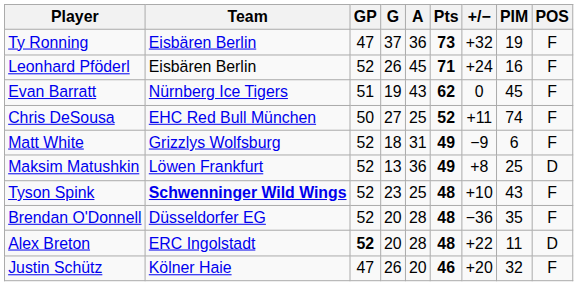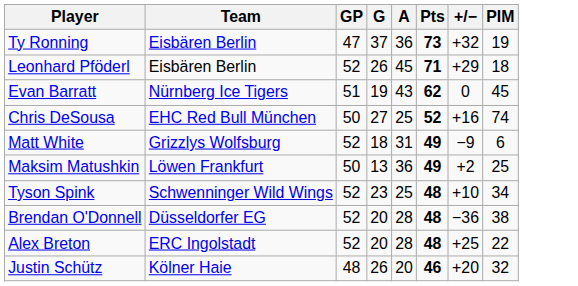- column: (552, 17)
(479, 67) +24 -> (466, 67) +29
(514, 67) 16 -> (500, 67) 18
(479, 117) +11 -> (466, 117) +16
(365, 167) 52 -> (352, 167) 50
(479, 167) +8 -> (466, 167) +2
(248, 192) bold -> (241, 192) normal
(514, 192) 43 -> (500, 192) 34
(514, 218) 35 -> (500, 218) 38
(365, 243) bold -> (352, 243) normal
(479, 243) +22 -> (466, 243) +25
(514, 243) 11 -> (500, 243) 22
(365, 268) 47 -> (352, 268) 48
